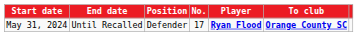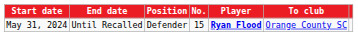(199, 25) 17 -> (199, 25) 15
(306, 25) bold -> (306, 25) normal
